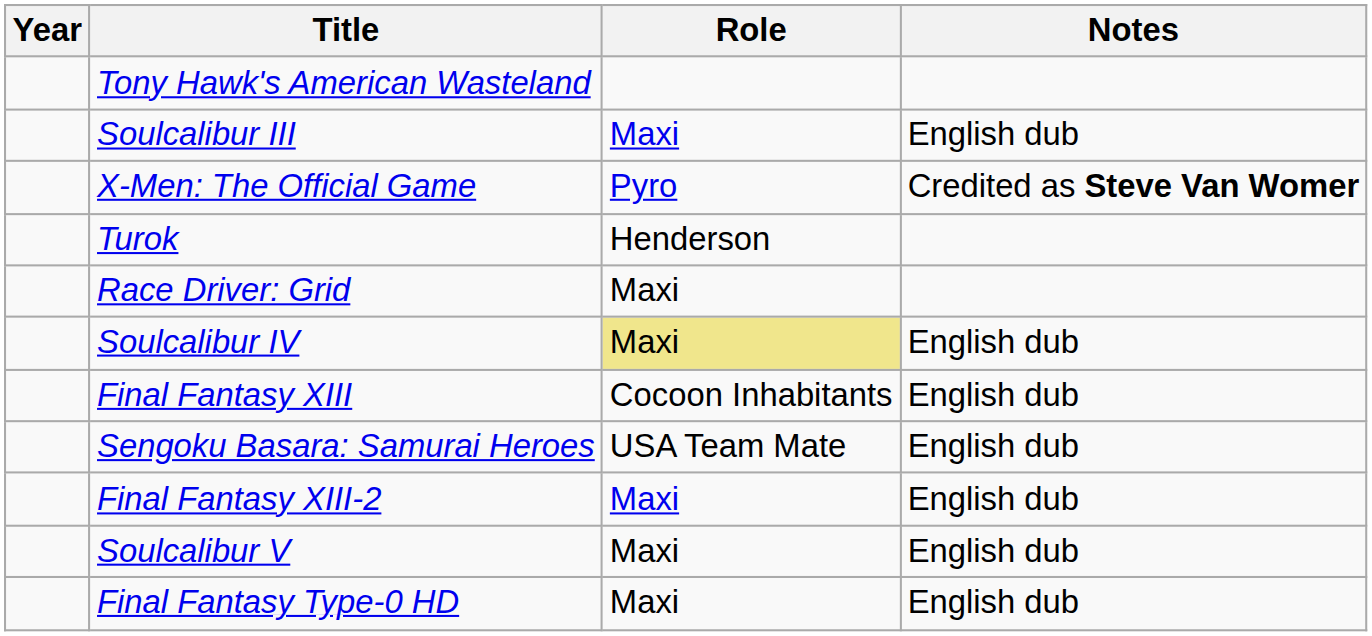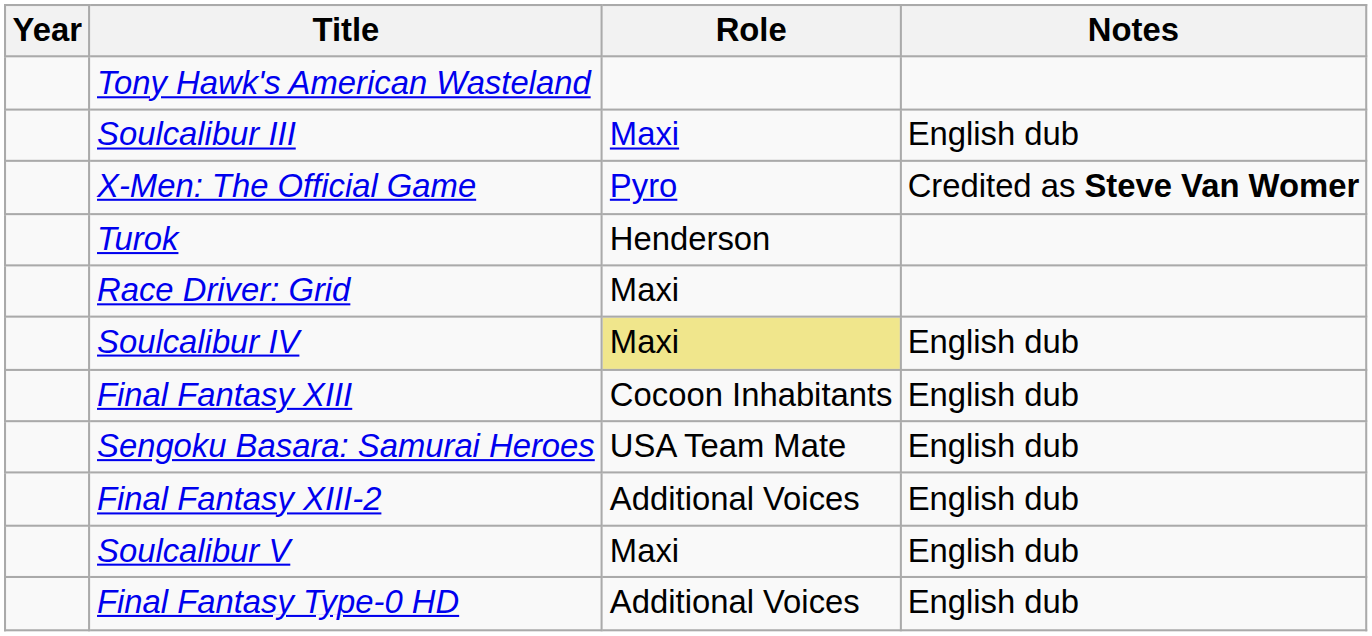(644, 498) Maxi -> (735, 498) Additional Voices
(644, 602) Maxi -> (735, 602) Additional Voices
